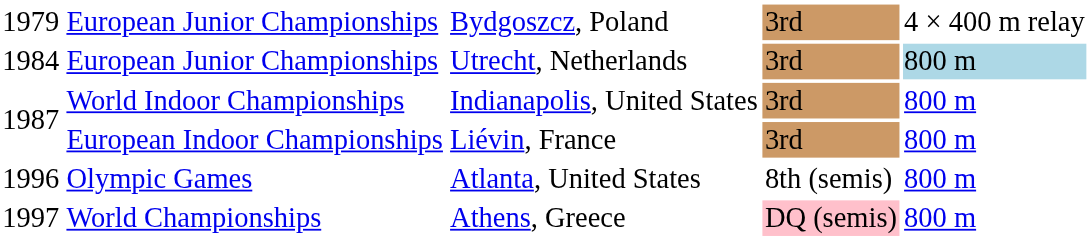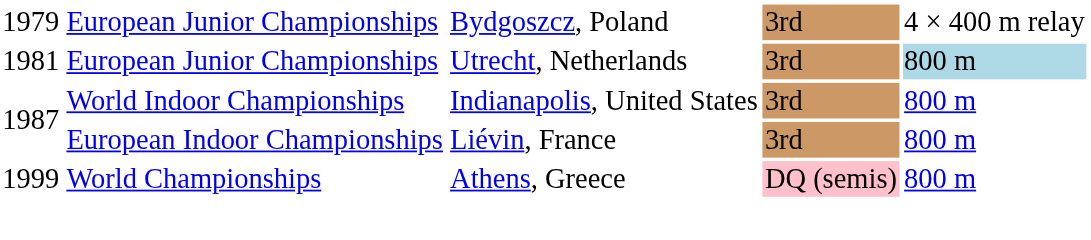(31, 61) 1984 -> (31, 61) 1981
- row: (159, 178)
(31, 217) 1997 -> (31, 178) 1999
